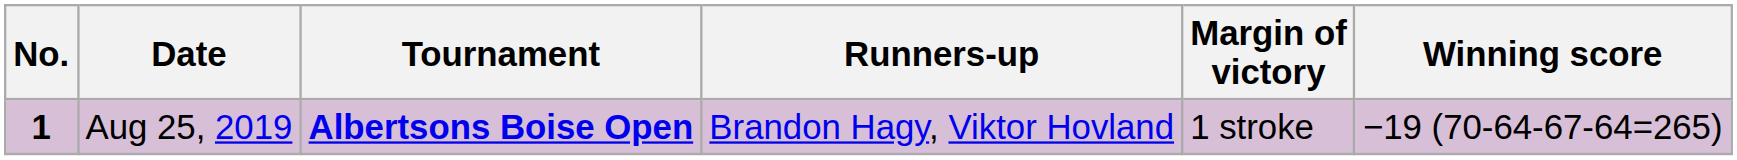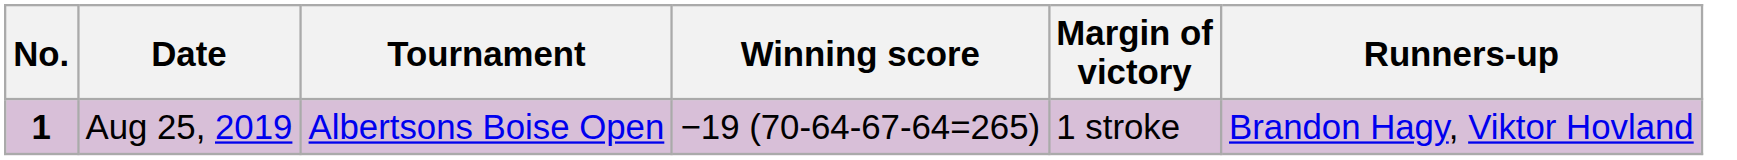columns swapped: (1543, 52) <-> (942, 52)
(501, 127) bold -> (486, 127) normal
